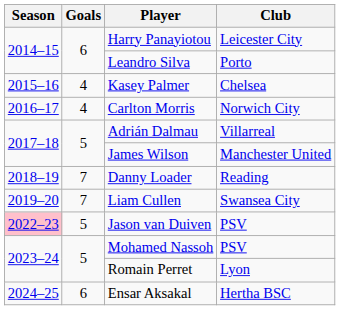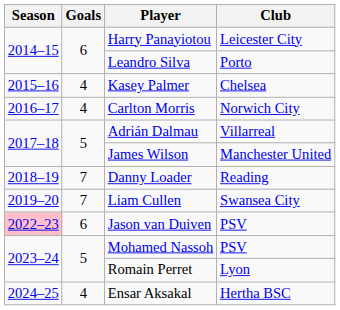(83, 223) 5 -> (83, 223) 6
(83, 293) 6 -> (83, 293) 4
